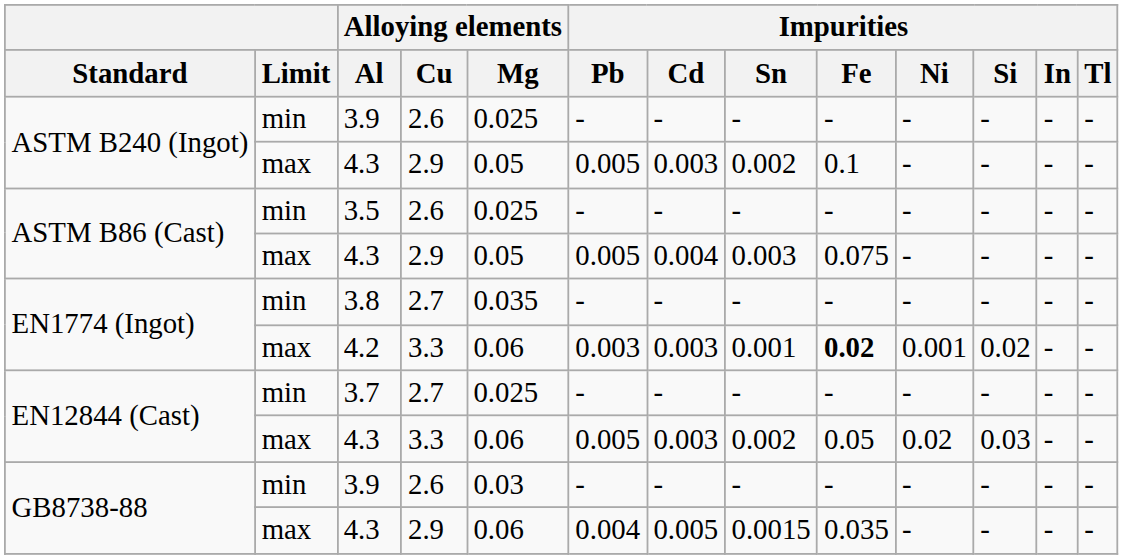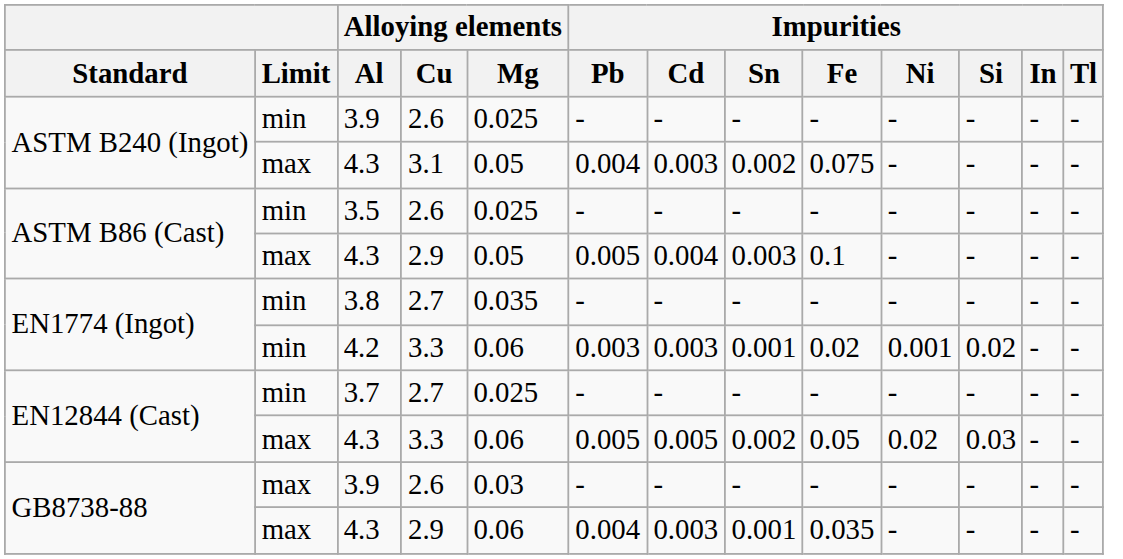(426, 164) 2.9 -> (426, 164) 3.1
(608, 164) 0.005 -> (608, 164) 0.004
(842, 164) 0.1 -> (842, 164) 0.075
(856, 255) 0.075 -> (828, 255) 0.1
(286, 347) max -> (284, 347) min
(849, 347) bold -> (835, 347) normal
(686, 438) 0.003 -> (686, 438) 0.005
(284, 484) min -> (286, 484) max
(686, 529) 0.005 -> (686, 529) 0.003
(771, 529) 0.0015 -> (764, 529) 0.001
